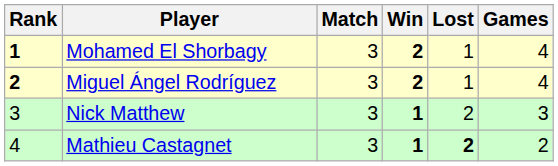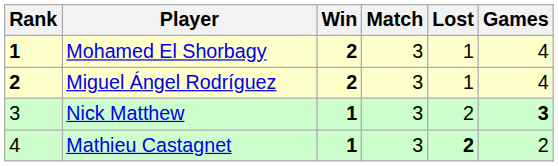columns swapped: (350, 20) <-> (405, 20)
(543, 113) normal -> (543, 113) bold
